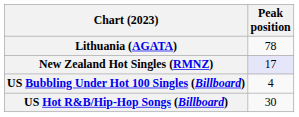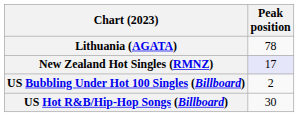(271, 83) 4 -> (271, 83) 2
